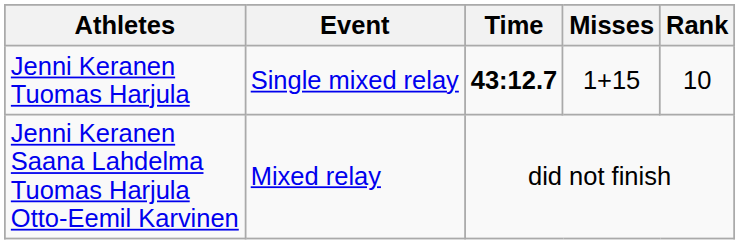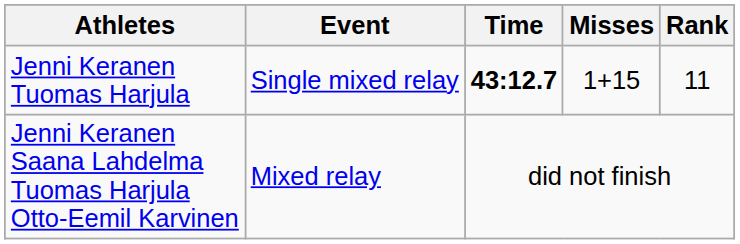(697, 80) 10 -> (697, 80) 11
